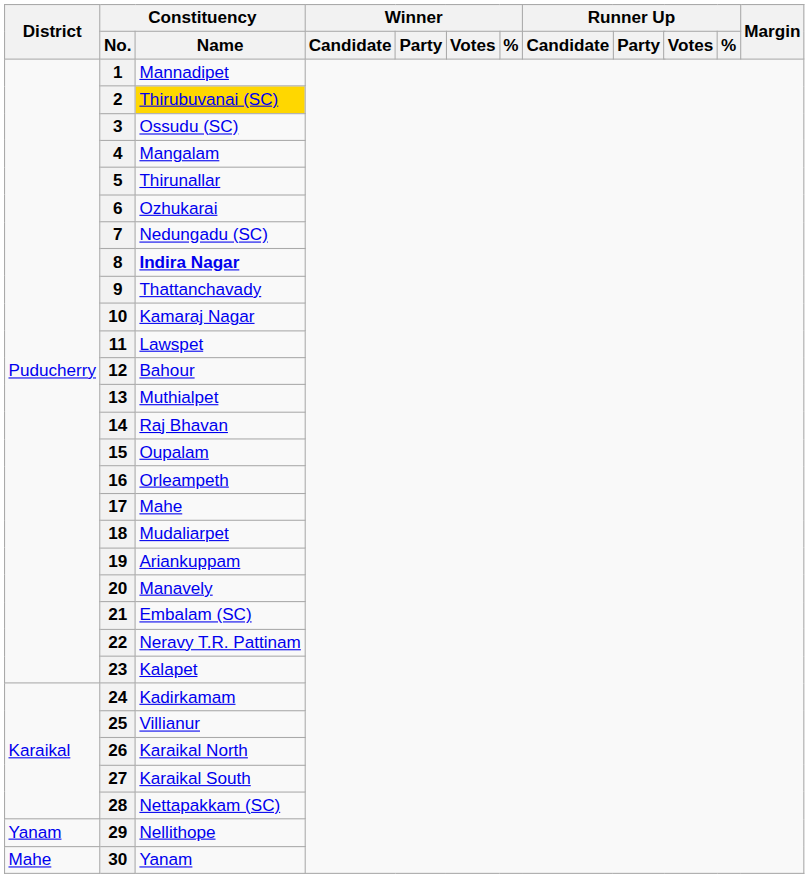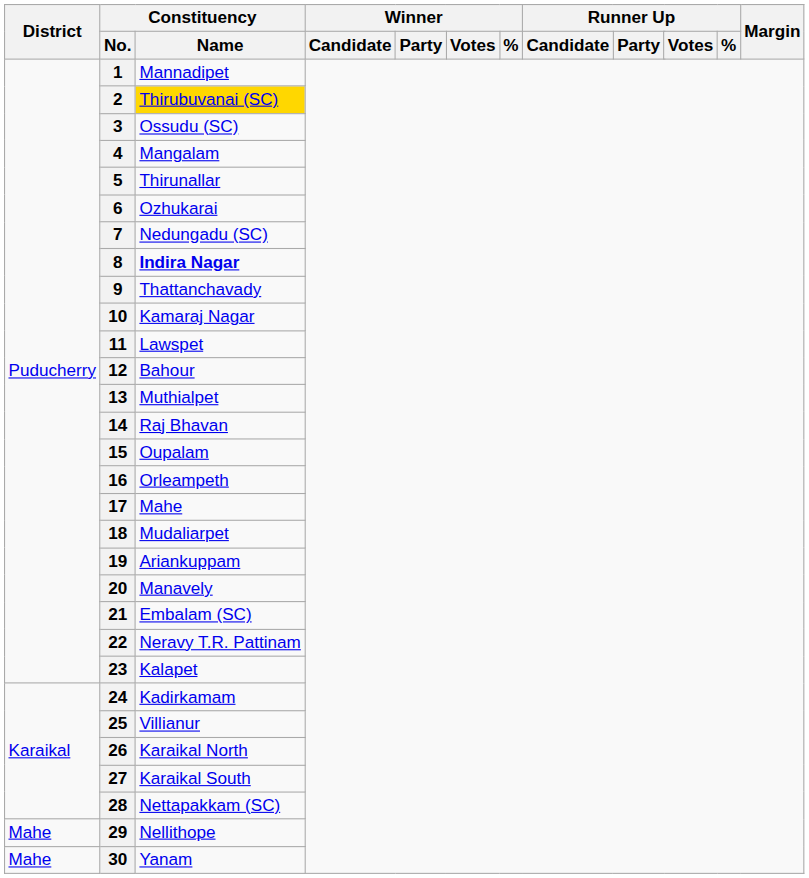(35, 832) Yanam -> (30, 832) Mahe
